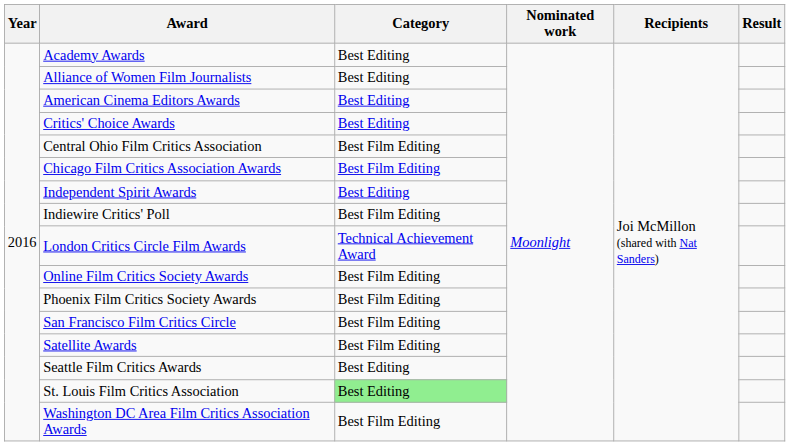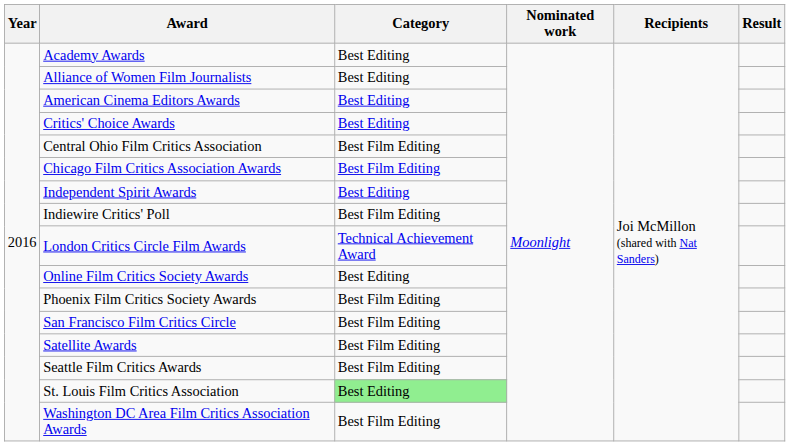(389, 276) Best Film Editing -> (374, 276) Best Editing
(374, 368) Best Editing -> (389, 368) Best Film Editing
